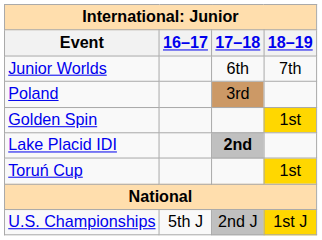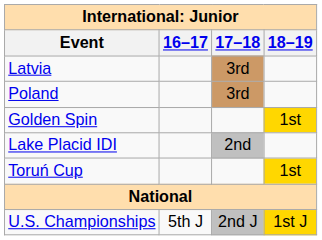- row: (57, 68)
+ row: (30, 68)
(238, 145) bold -> (238, 145) normal
